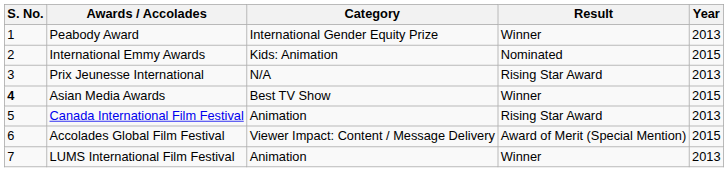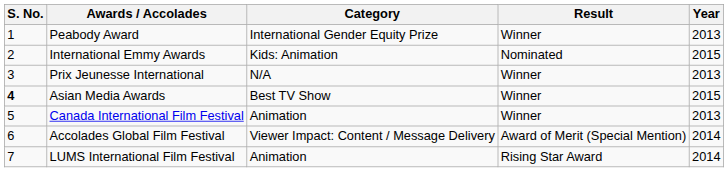(552, 75) Rising Star Award -> (521, 75) Winner
(552, 116) Rising Star Award -> (521, 116) Winner
(706, 136) 2015 -> (706, 136) 2014
(521, 156) Winner -> (552, 156) Rising Star Award
(706, 156) 2013 -> (706, 156) 2014
